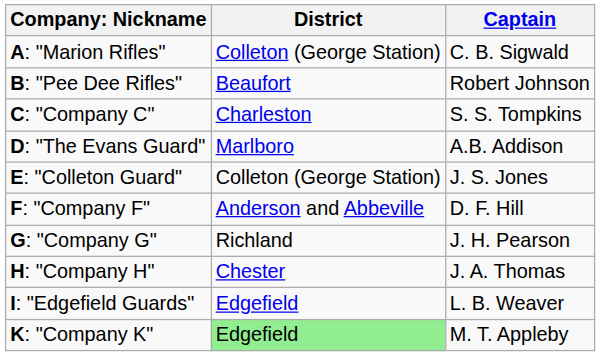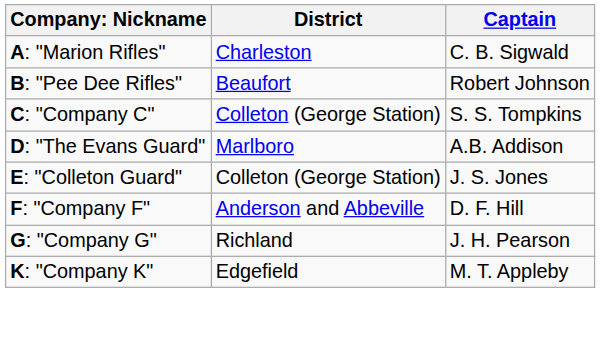(328, 51) Colleton (George Station) -> (264, 51) Charleston
(264, 114) Charleston -> (328, 114) Colleton (George Station)
- row: (82, 271)
- row: (102, 303)
(257, 334) lightgreen background -> (257, 271) no background
